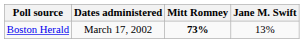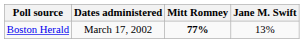(198, 30) 73% -> (198, 30) 77%
